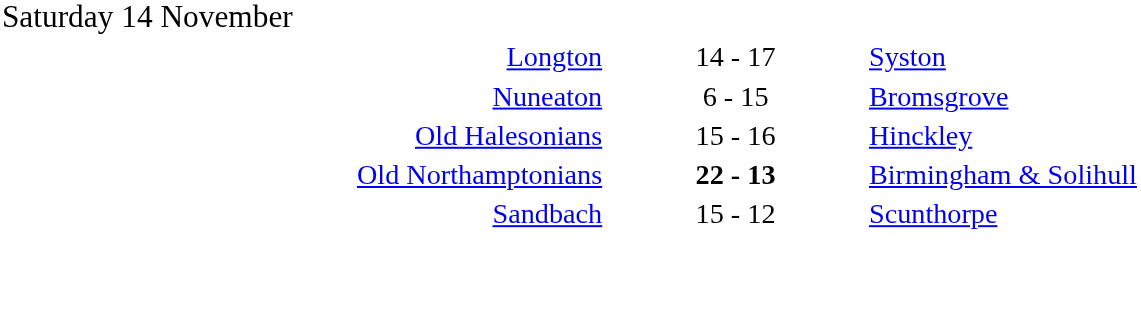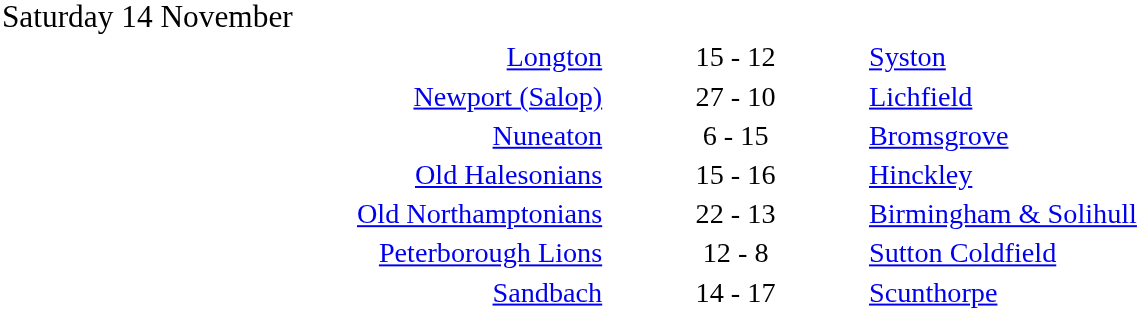(736, 57) 14 - 17 -> (736, 57) 15 - 12
+ row: (508, 96)
(736, 174) bold -> (736, 213) normal
+ row: (491, 253)
(736, 213) 15 - 12 -> (736, 292) 14 - 17
